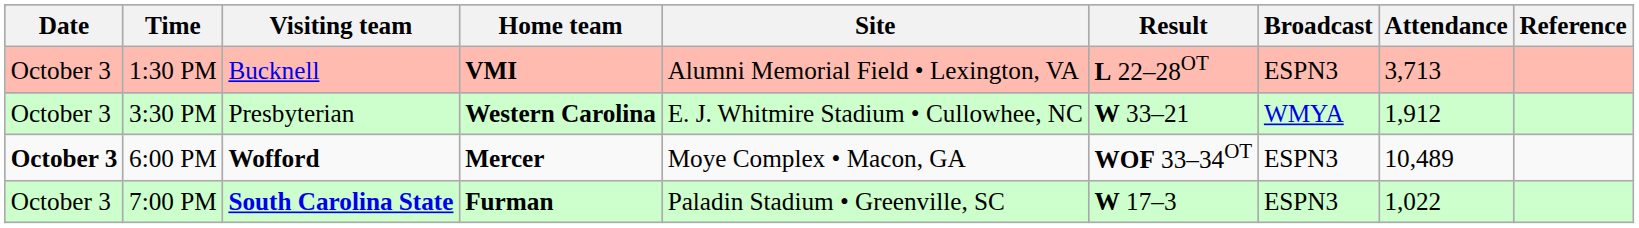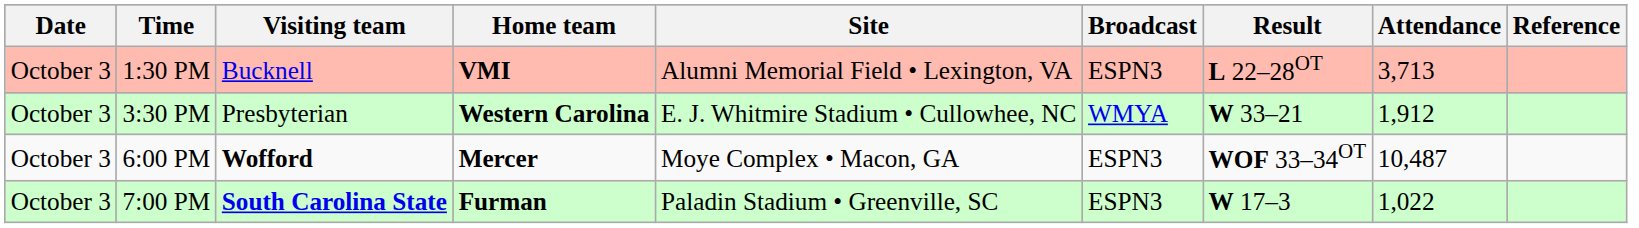columns swapped: (1318, 25) <-> (1173, 25)
(64, 157) bold -> (61, 157) normal
(1419, 157) 10,489 -> (1413, 157) 10,487
